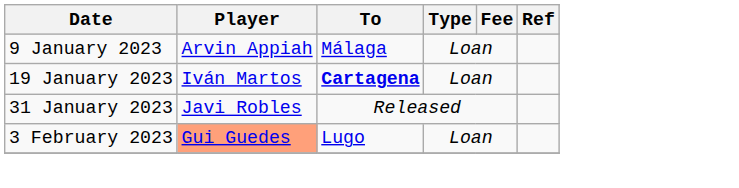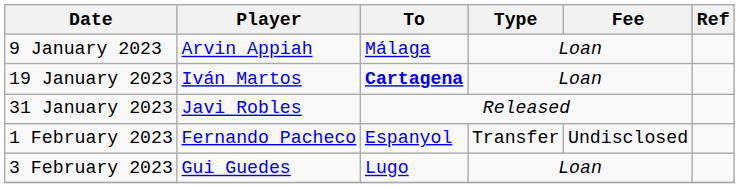+ row: (91, 138)
(236, 138) lightsalmon background -> (236, 168) no background
